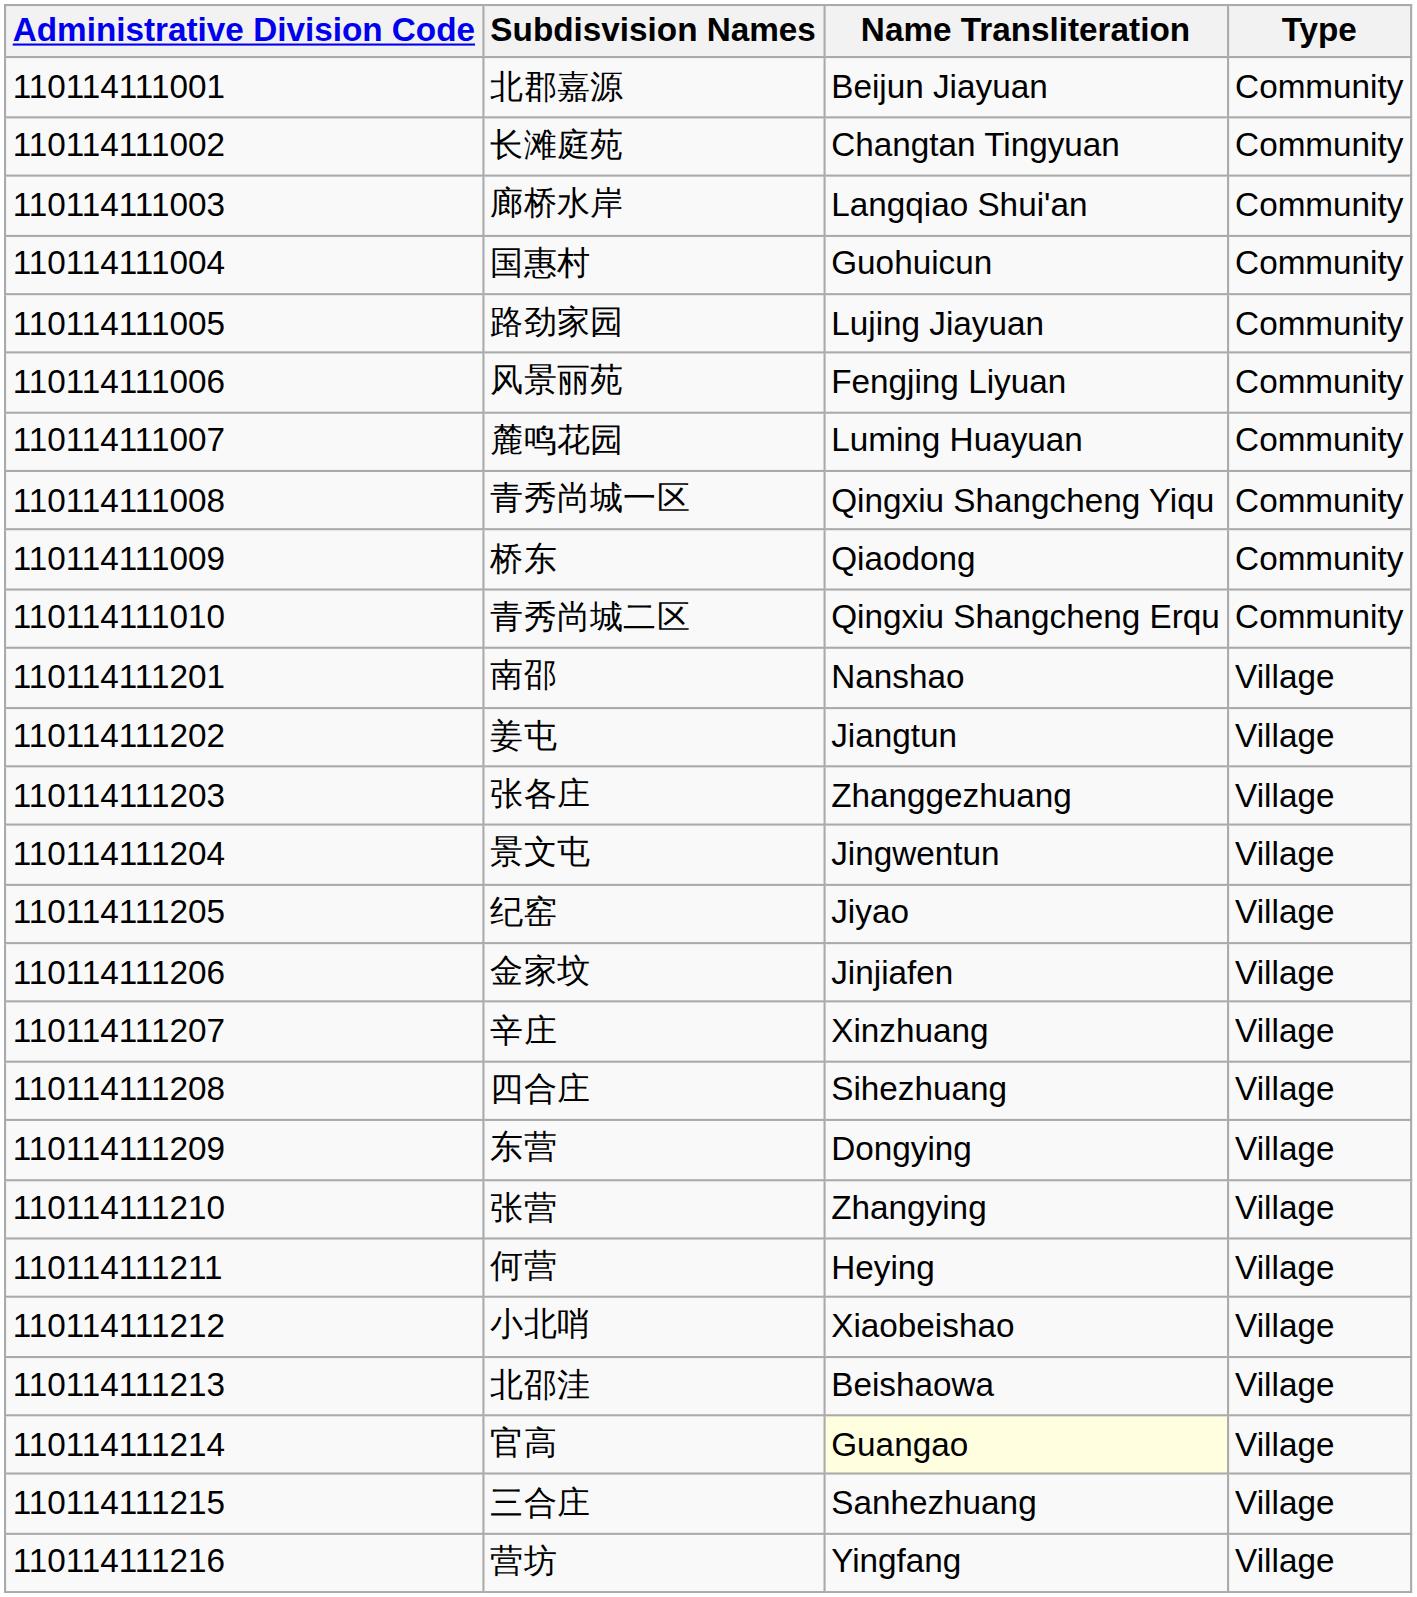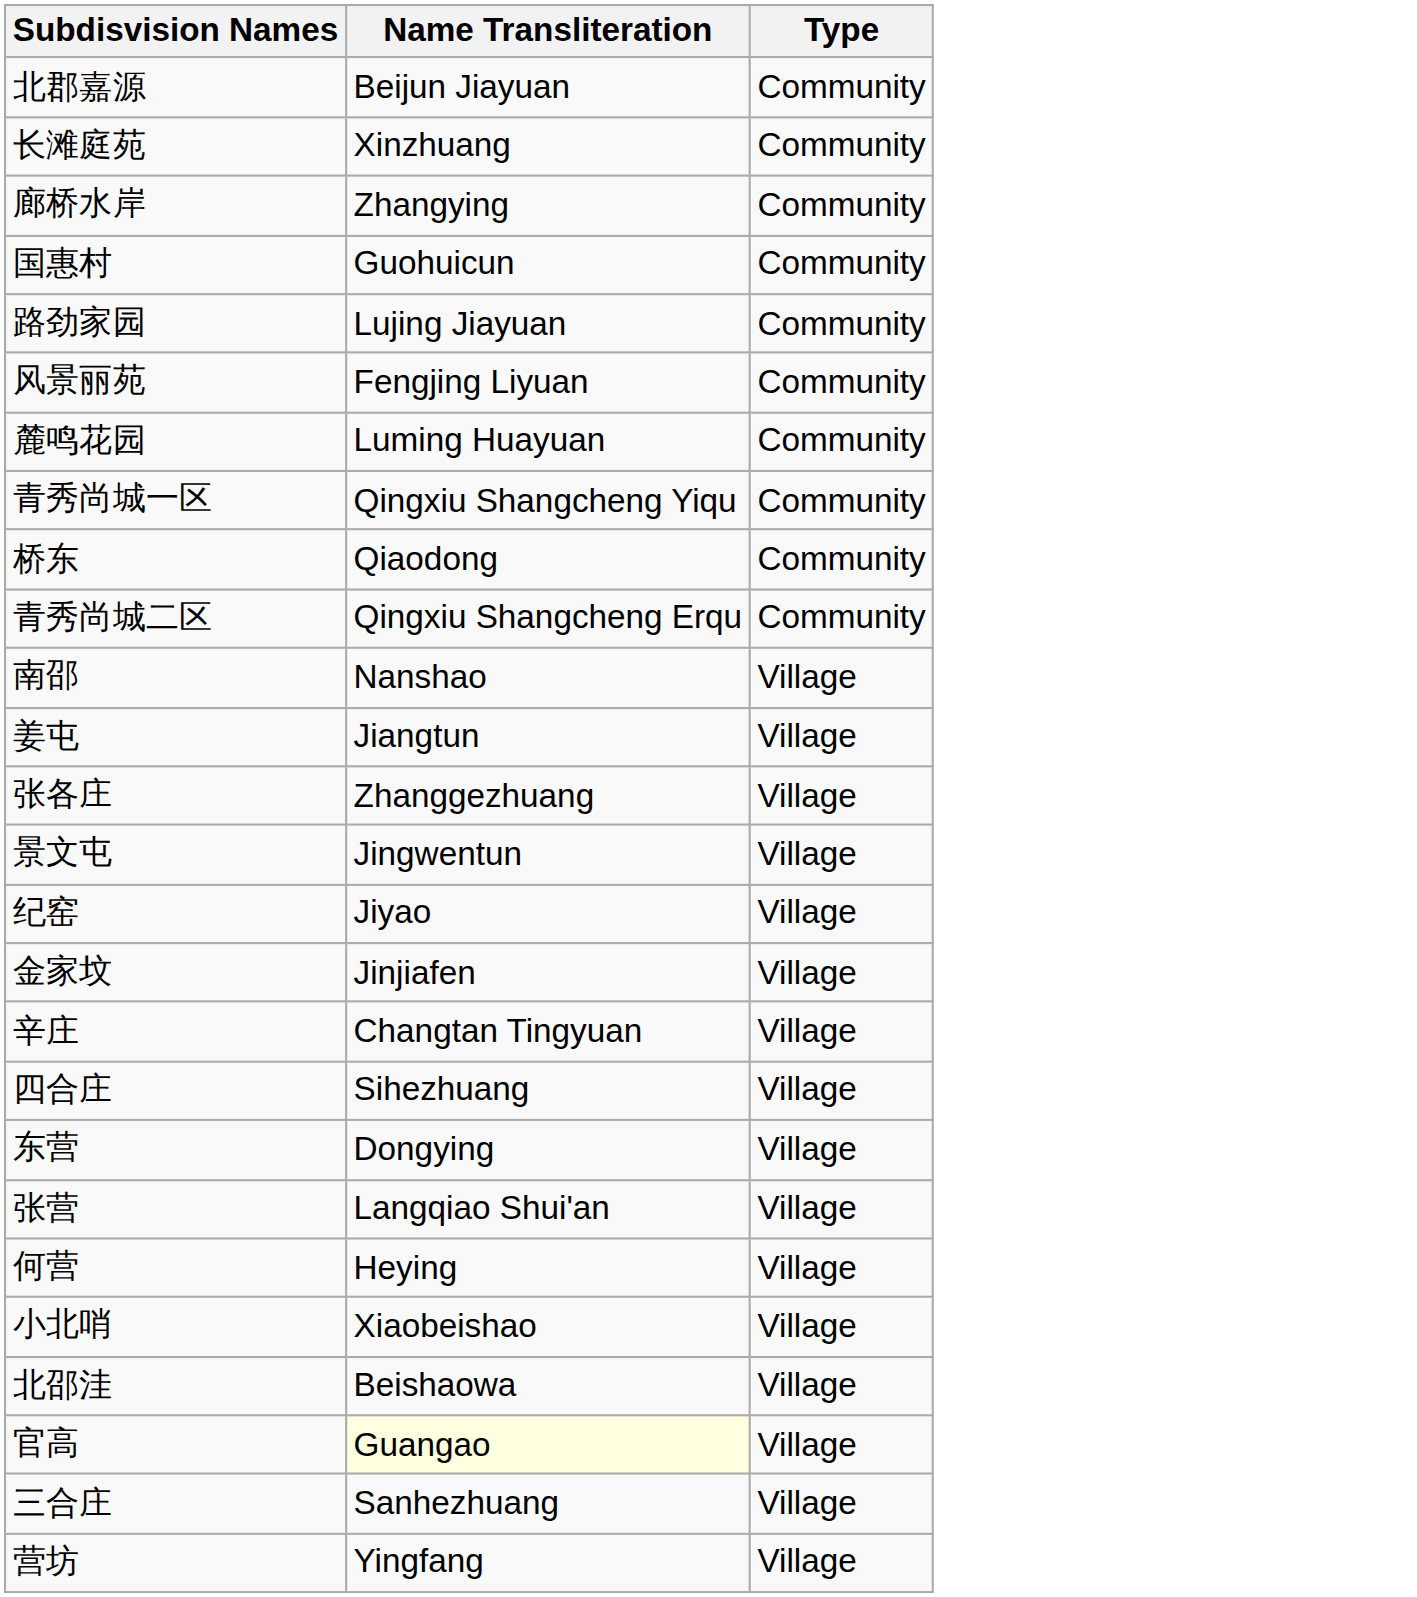- column: (244, 30)
(976, 145) Changtan Tingyuan -> (432, 145) Xinzhuang
(959, 204) Langqiao Shui'an -> (431, 204) Zhangying
(910, 1031) Xinzhuang -> (498, 1031) Changtan Tingyuan
(909, 1208) Zhangying -> (482, 1208) Langqiao Shui'an
